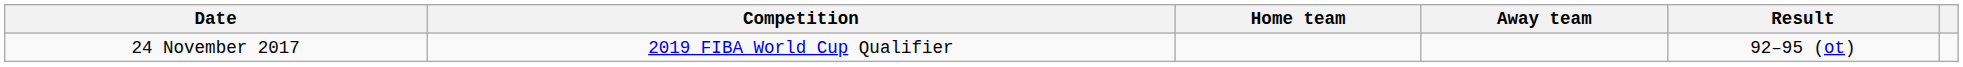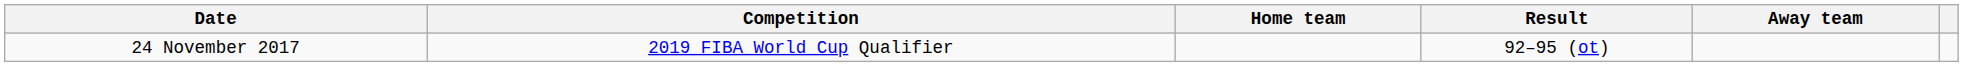columns swapped: (1803, 19) <-> (1544, 19)
